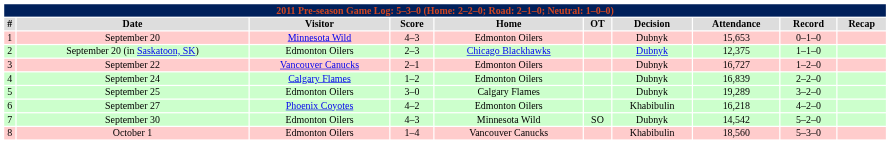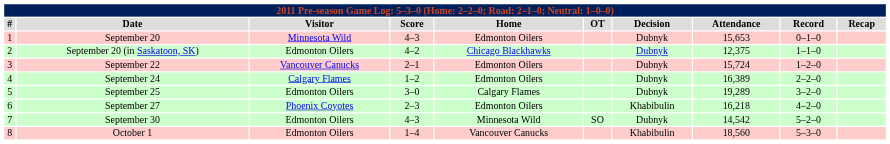(412, 51) 2–3 -> (412, 51) 4–2
(736, 65) 16,727 -> (736, 65) 15,724
(736, 78) 16,839 -> (736, 78) 16,389
(412, 106) 4–2 -> (412, 106) 2–3
